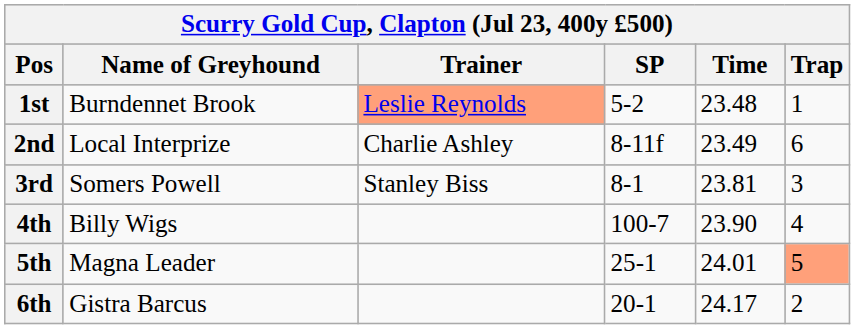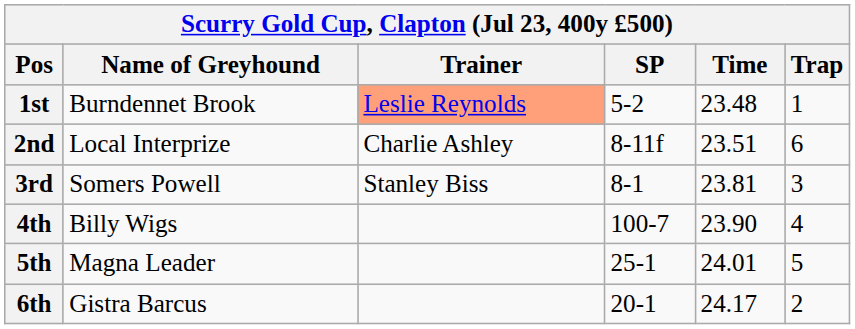(729, 143) 23.49 -> (729, 143) 23.51
(797, 263) lightsalmon background -> (797, 263) no background
